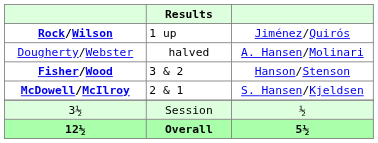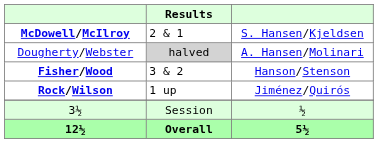rows swapped: (75, 91) <-> (75, 33)
(189, 52) no background -> (189, 52) lightgrey background
